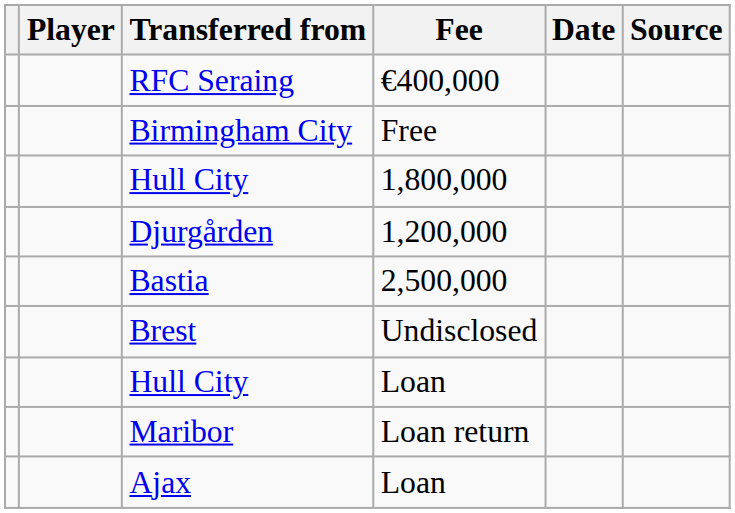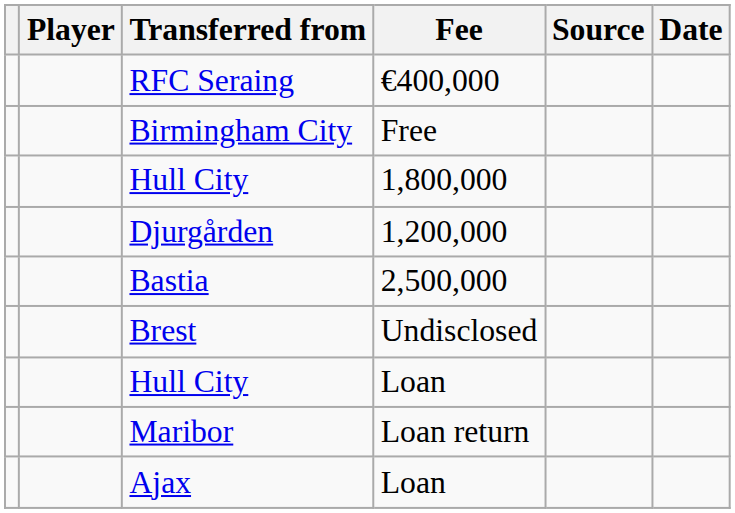columns swapped: (584, 29) <-> (676, 29)
